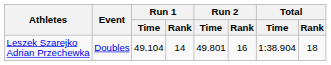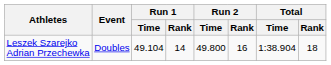(211, 48) 49.801 -> (211, 48) 49.800
